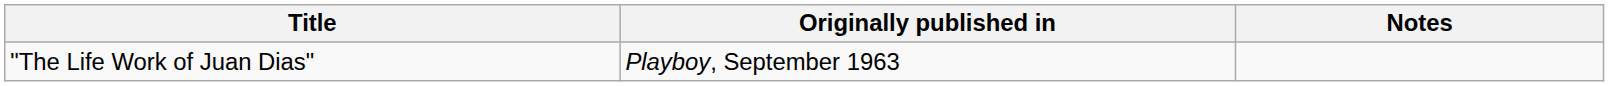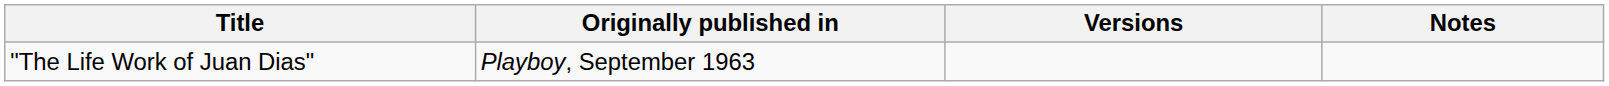+ column: (1134, 23)
